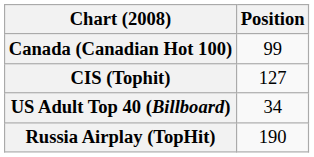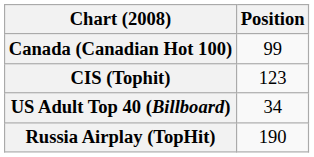(273, 78) 127 -> (273, 78) 123
